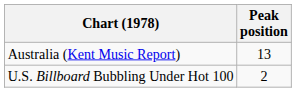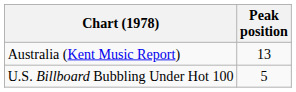(264, 76) 2 -> (264, 76) 5
